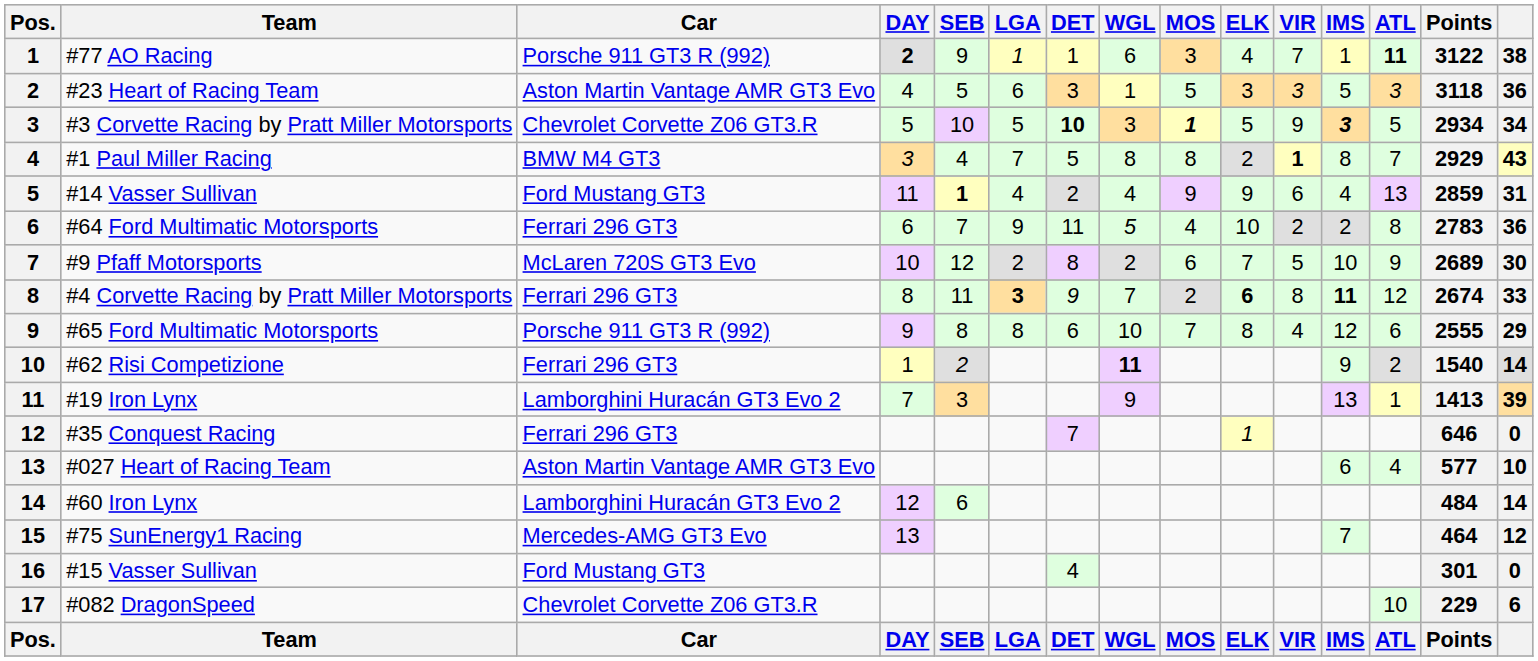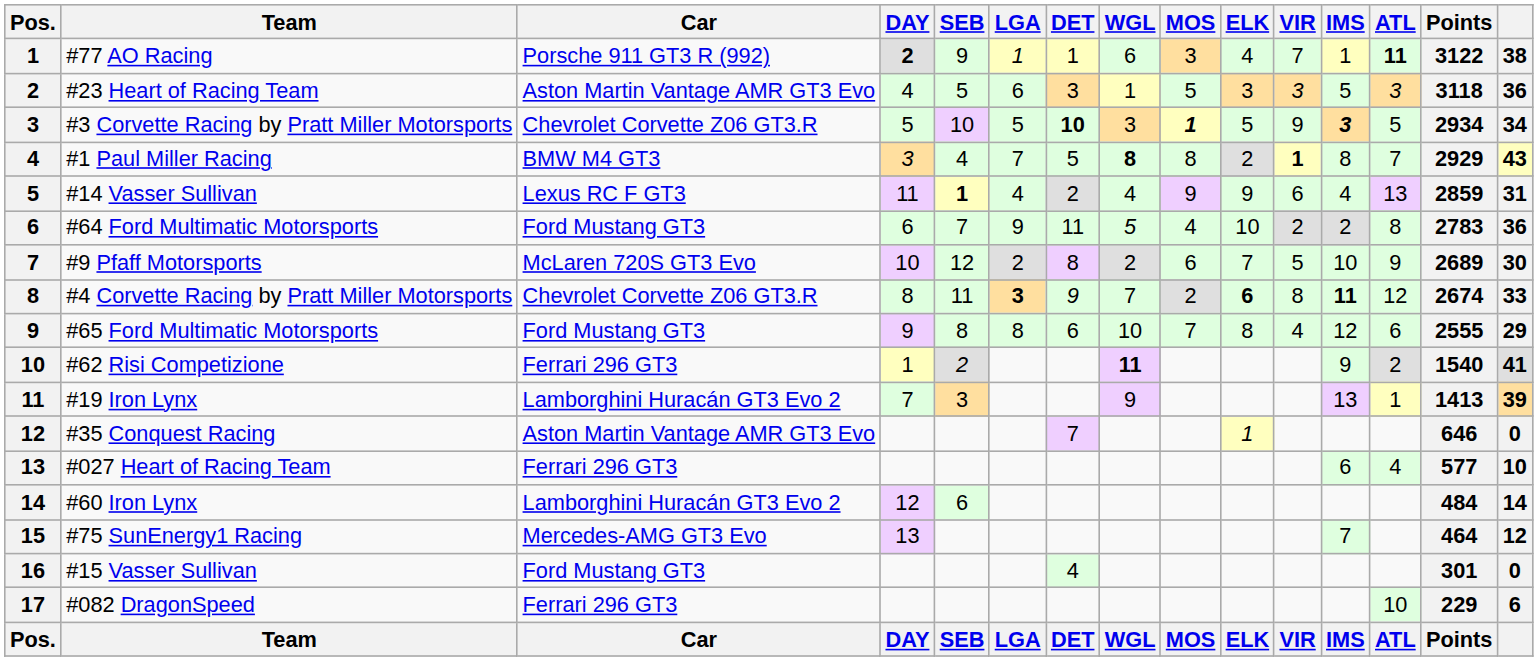(1130, 159) normal -> (1130, 159) bold
(614, 193) Ford Mustang GT3 -> (604, 193) Lexus RC F GT3
(600, 227) Ferrari 296 GT3 -> (614, 227) Ford Mustang GT3
(600, 296) Ferrari 296 GT3 -> (670, 296) Chevrolet Corvette Z06 GT3.R
(646, 330) Porsche 911 GT3 R (992) -> (614, 330) Ford Mustang GT3
(1515, 365) 14 -> (1515, 365) 41
(600, 433) Ferrari 296 GT3 -> (699, 433) Aston Martin Vantage AMR GT3 Evo
(699, 467) Aston Martin Vantage AMR GT3 Evo -> (600, 467) Ferrari 296 GT3
(670, 605) Chevrolet Corvette Z06 GT3.R -> (600, 605) Ferrari 296 GT3
